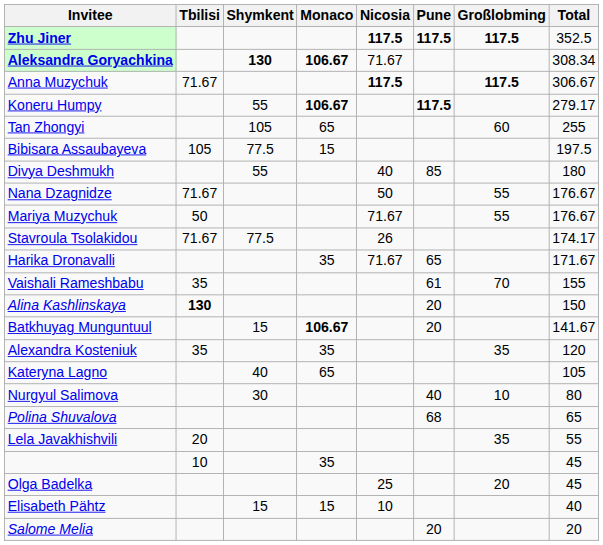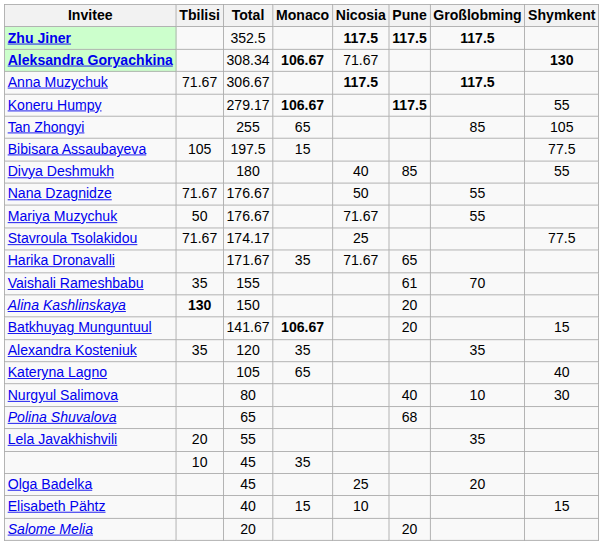columns swapped: (260, 15) <-> (574, 15)
(502, 127) 60 -> (477, 127) 85
(385, 238) 26 -> (361, 238) 25
